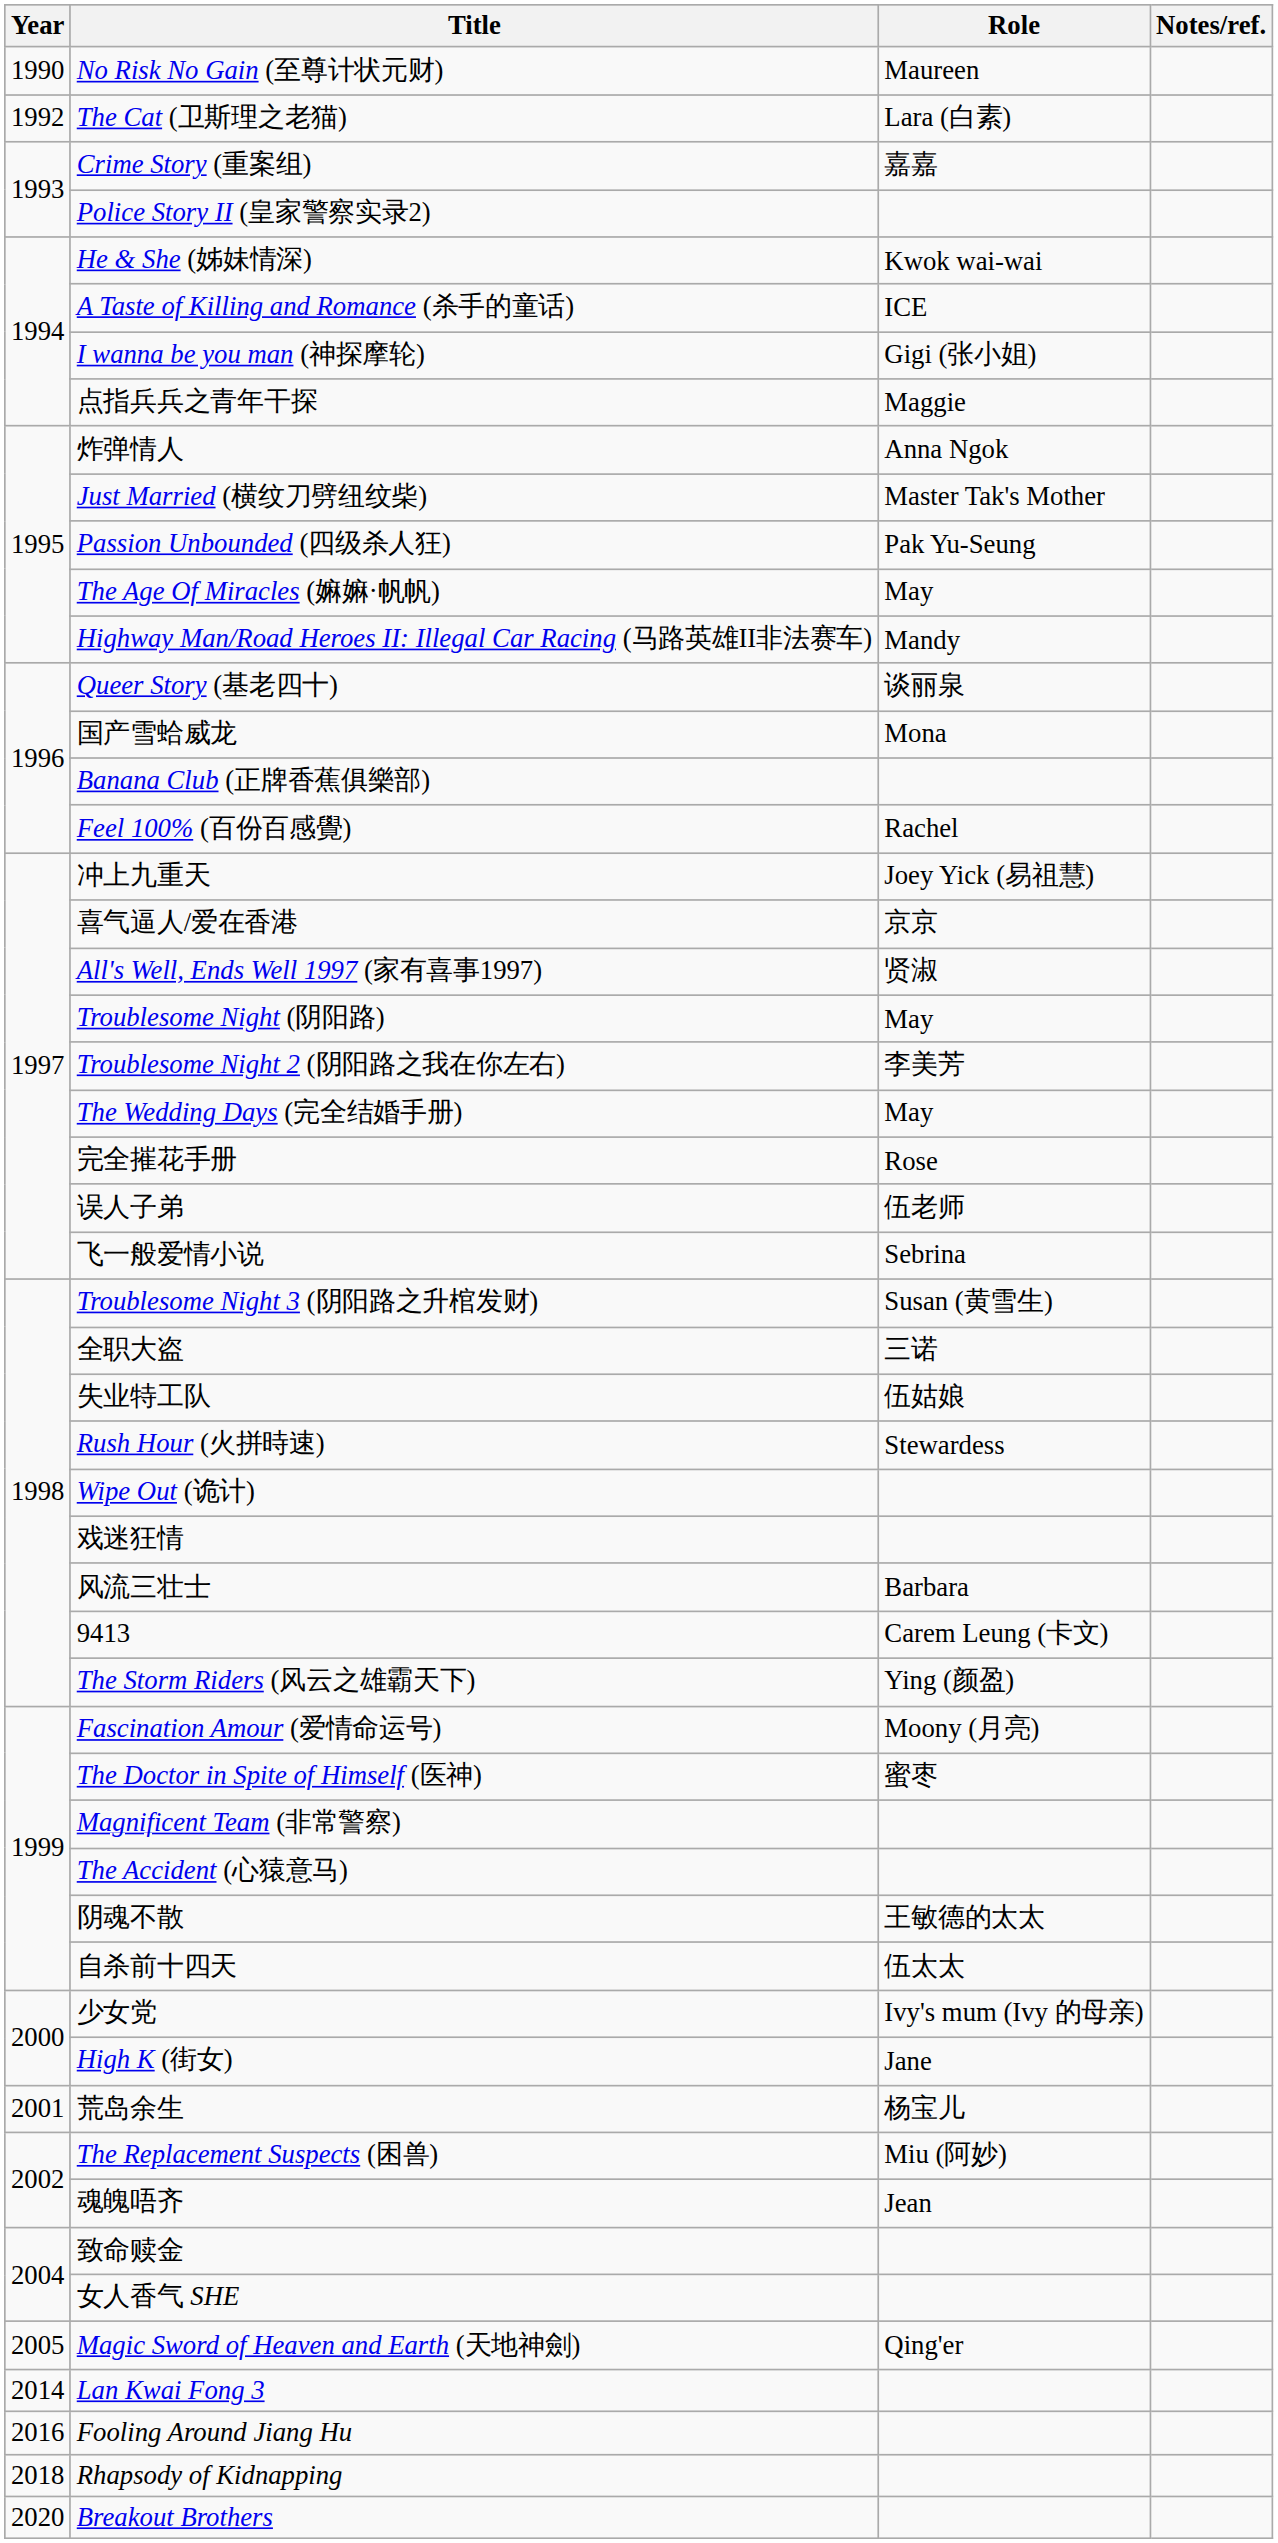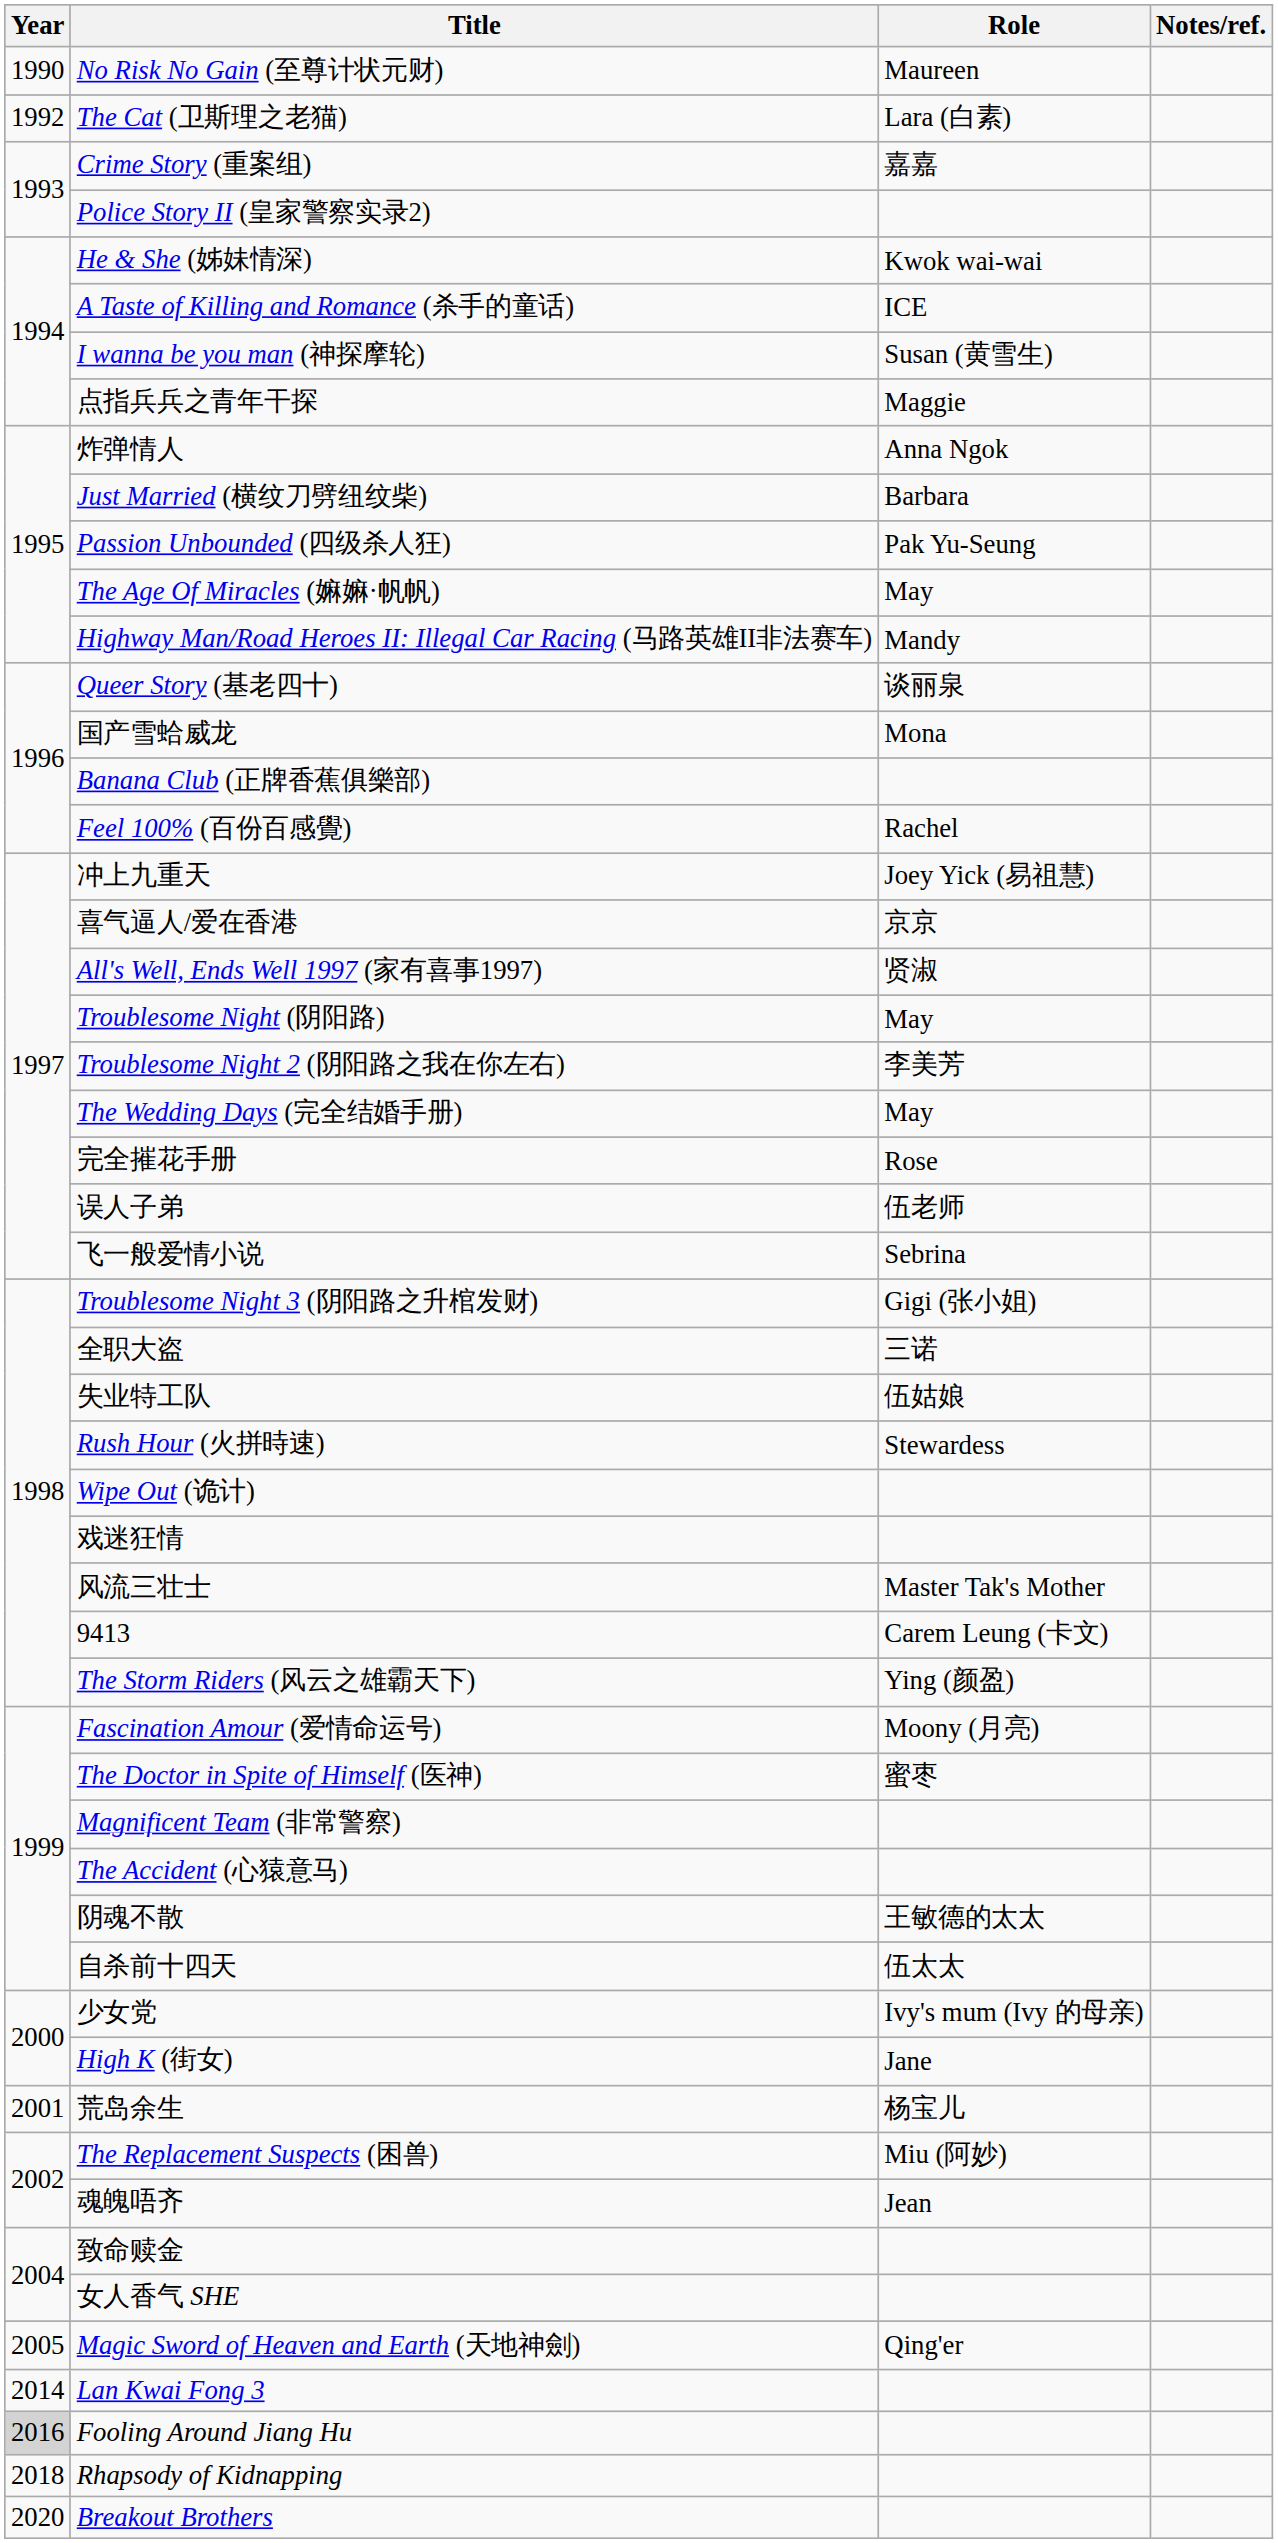(960, 354) Gigi (张小姐) -> (969, 354) Susan (黄雪生)
(995, 497) Master Tak's Mother -> (927, 497) Barbara
(969, 1301) Susan (黄雪生) -> (960, 1301) Gigi (张小姐)
(927, 1586) Barbara -> (995, 1586) Master Tak's Mother
(38, 2432) no background -> (38, 2432) lightgrey background
